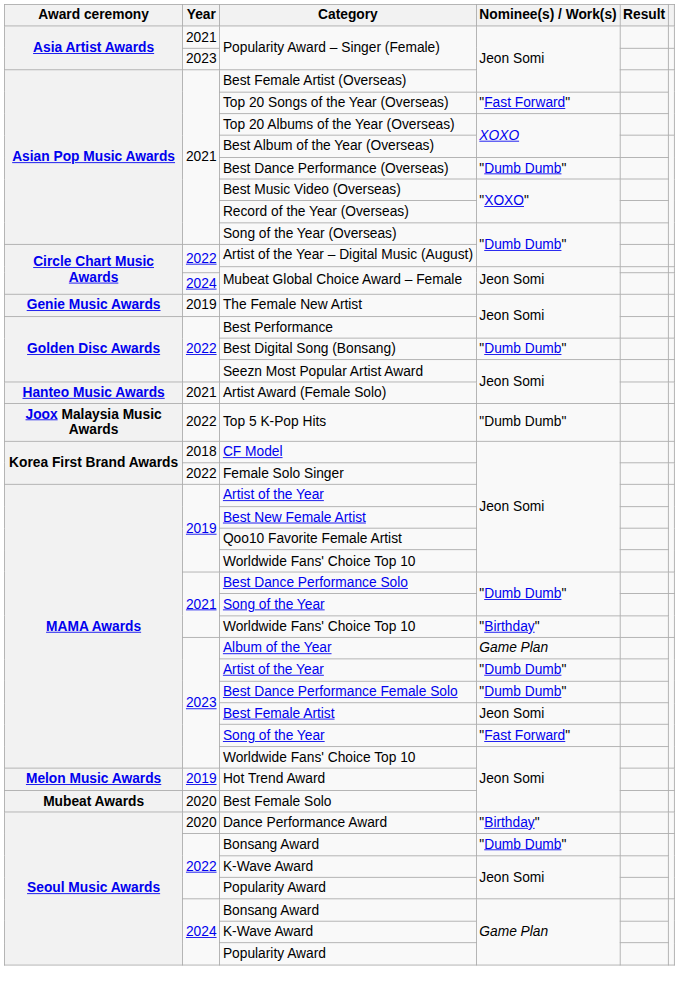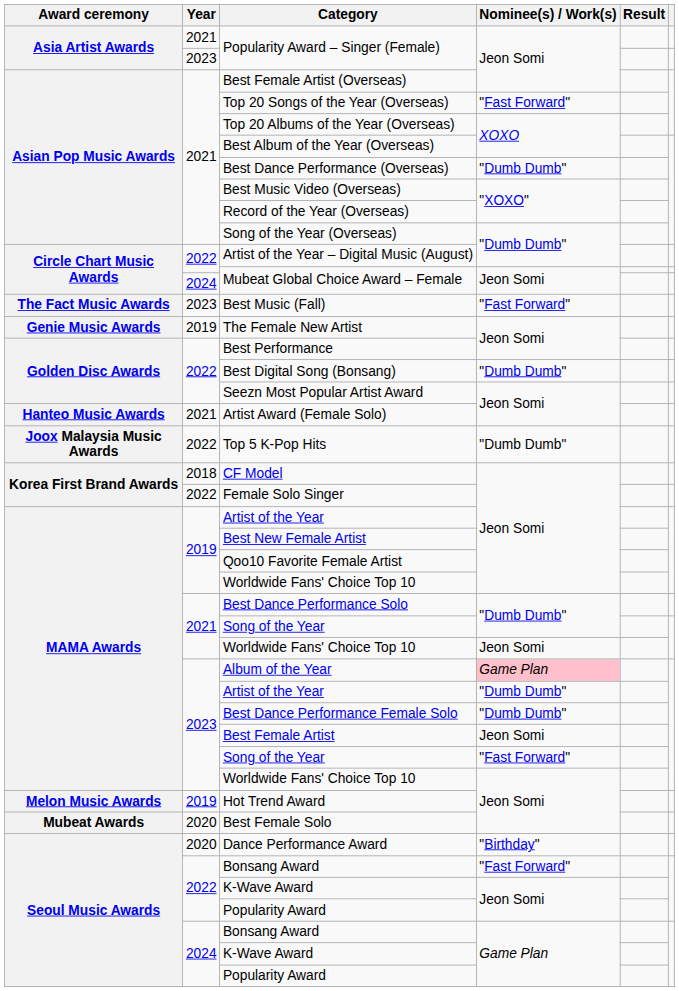+ row: (201, 305)
(509, 626) "Birthday" -> (512, 648) Jeon Somi
(514, 648) no background -> (514, 670) pink background
(523, 844) "Dumb Dumb" -> (525, 866) "Fast Forward"
